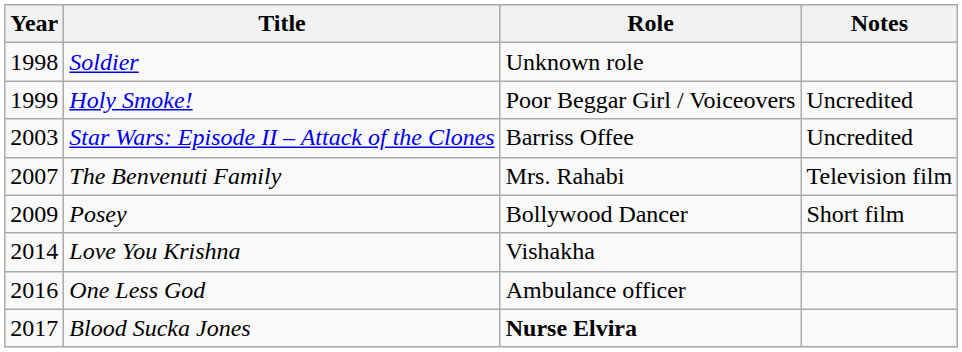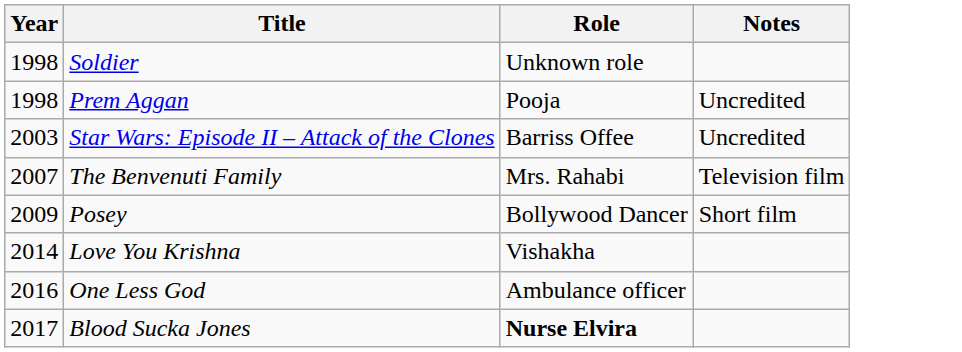+ row: (129, 99)
- row: (131, 99)
